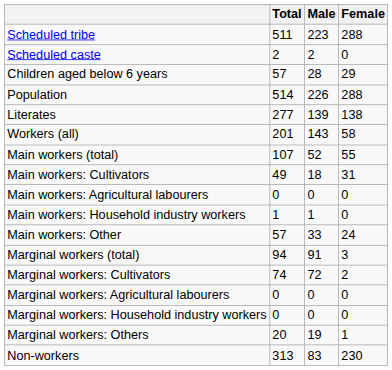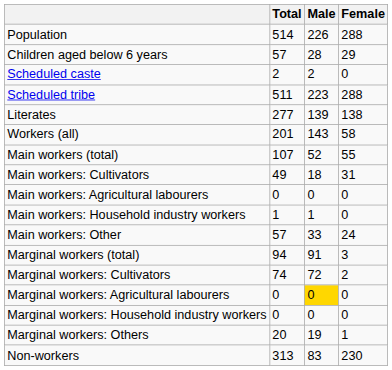rows swapped: (37, 94) <-> (51, 34)
rows swapped: (87, 74) <-> (54, 54)
(311, 295) no background -> (311, 295) gold background
